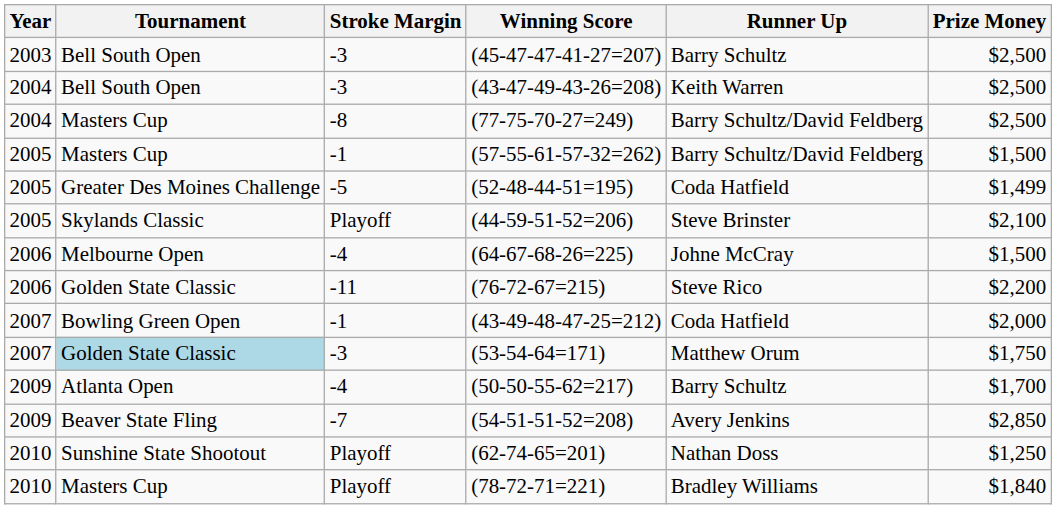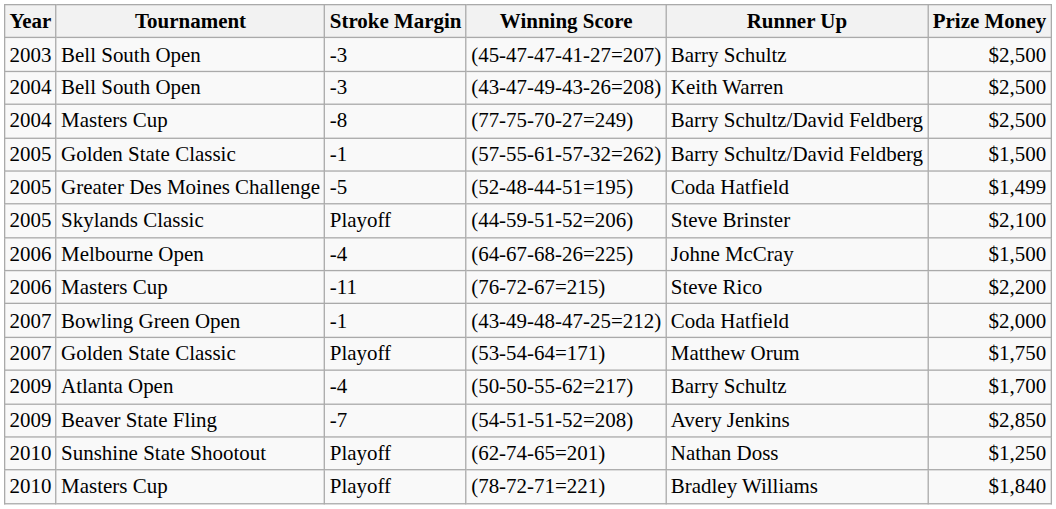(114, 154) Masters Cup -> (148, 154) Golden State Classic
(148, 287) Golden State Classic -> (114, 287) Masters Cup
(148, 353) lightblue background -> (148, 353) no background
(338, 353) -3 -> (360, 353) Playoff
